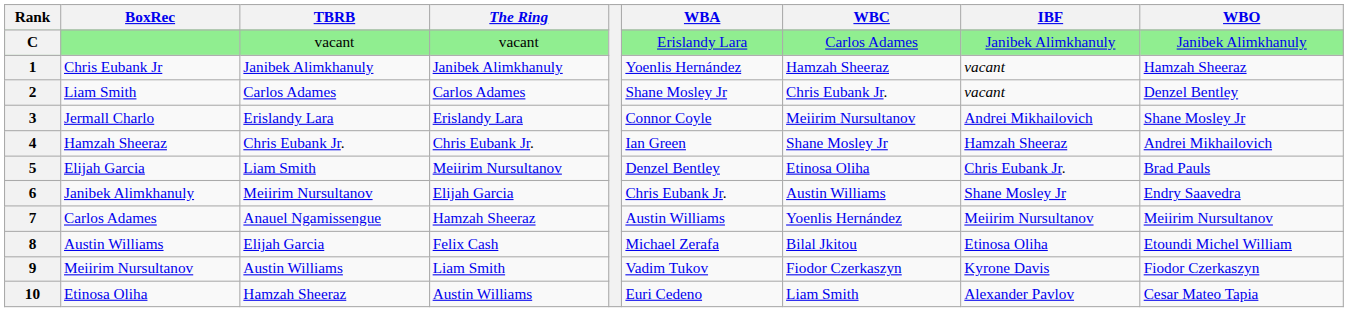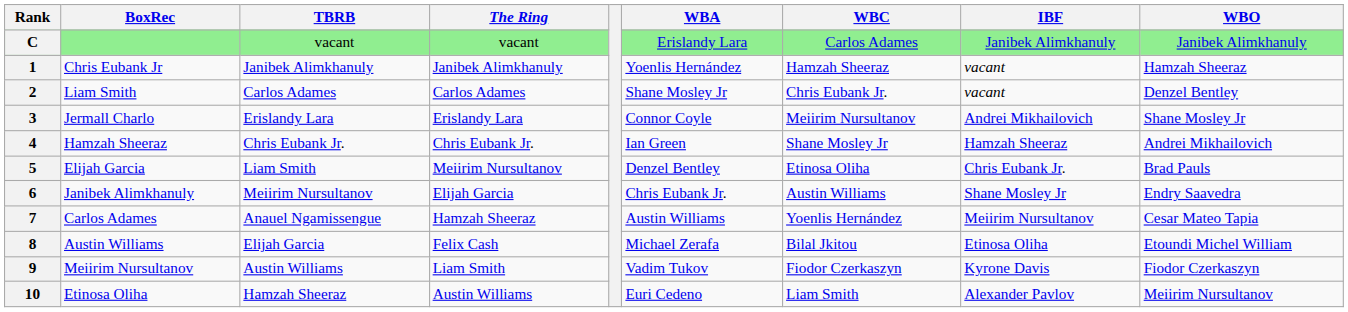(1208, 218) Meiirim Nursultanov -> (1201, 218) Cesar Mateo Tapia
(1201, 294) Cesar Mateo Tapia -> (1208, 294) Meiirim Nursultanov
